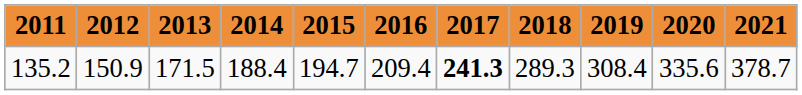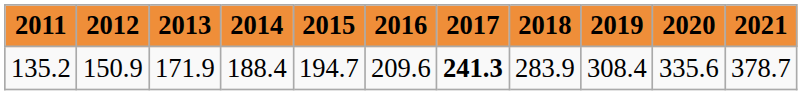(185, 67) 171.5 -> (185, 67) 171.9
(401, 67) 209.4 -> (401, 67) 209.6
(545, 67) 289.3 -> (545, 67) 283.9
